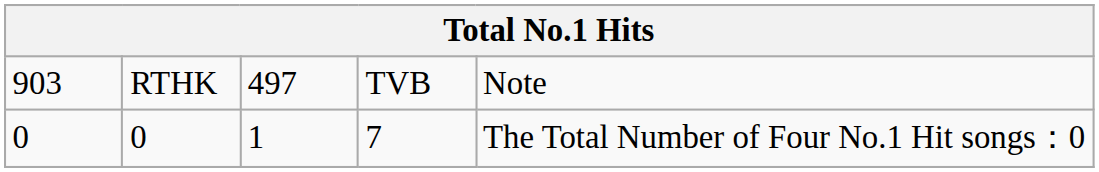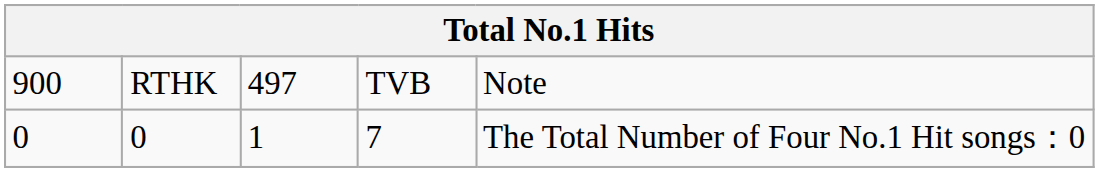(37, 82) 903 -> (37, 82) 900
